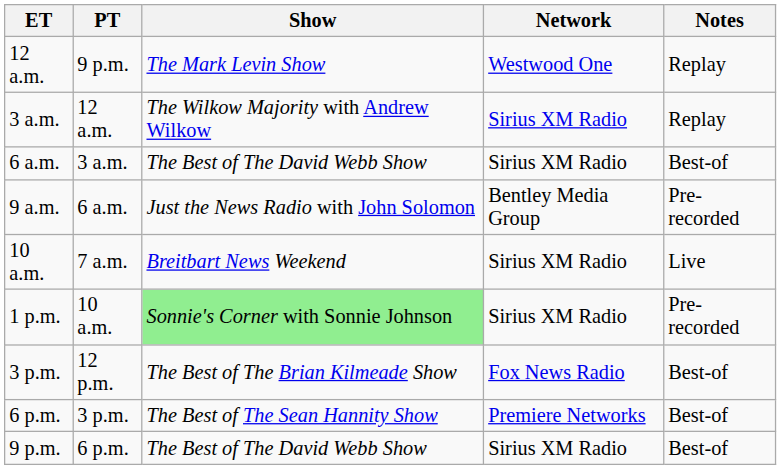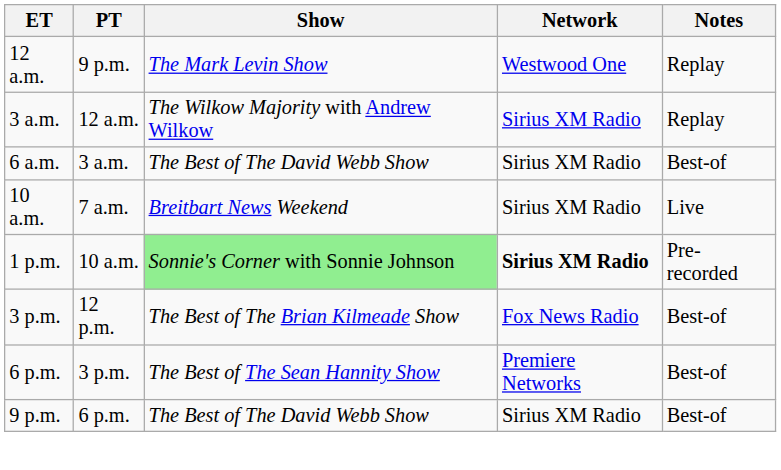- row: (34, 206)
(558, 316) normal -> (575, 261) bold
